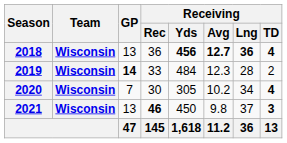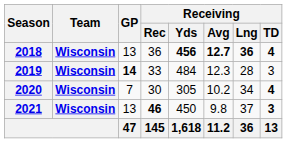(271, 71) 2 -> (271, 71) 3
